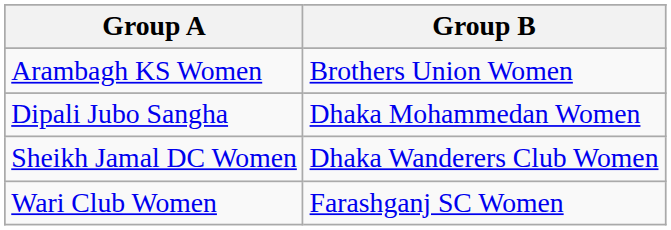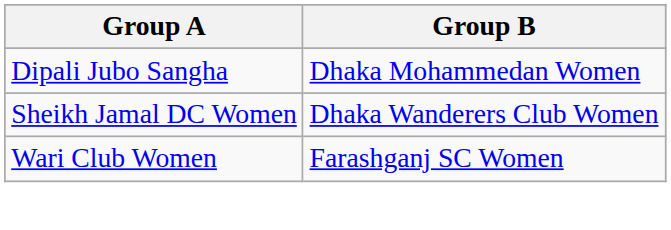- row: (137, 70)
